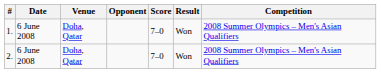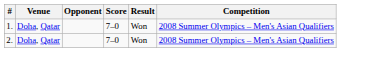- column: (38, 12)
